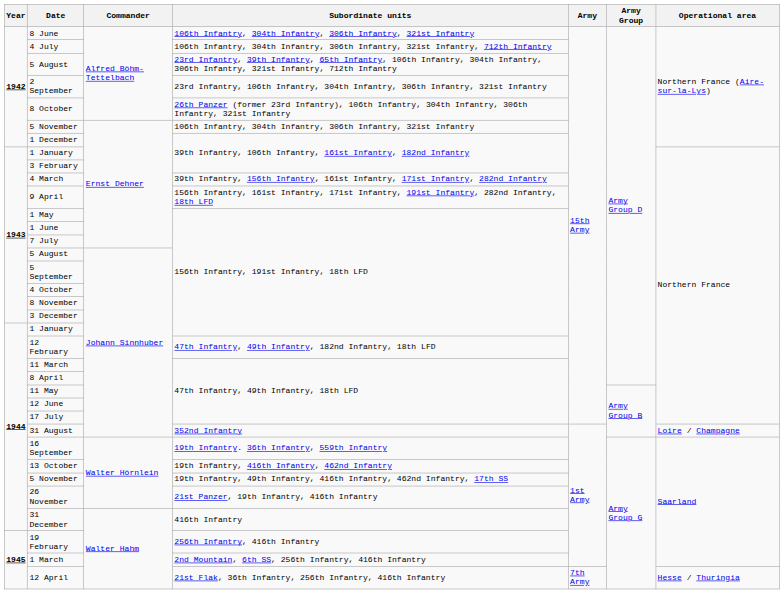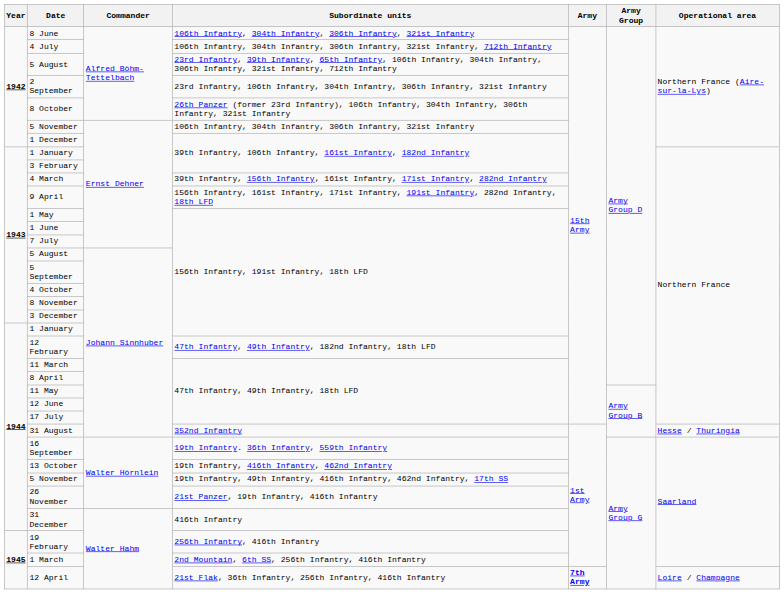(699, 431) Loire / Champagne -> (699, 431) Hesse / Thuringia
(580, 578) normal -> (580, 578) bold
(699, 578) Hesse / Thuringia -> (699, 578) Loire / Champagne
